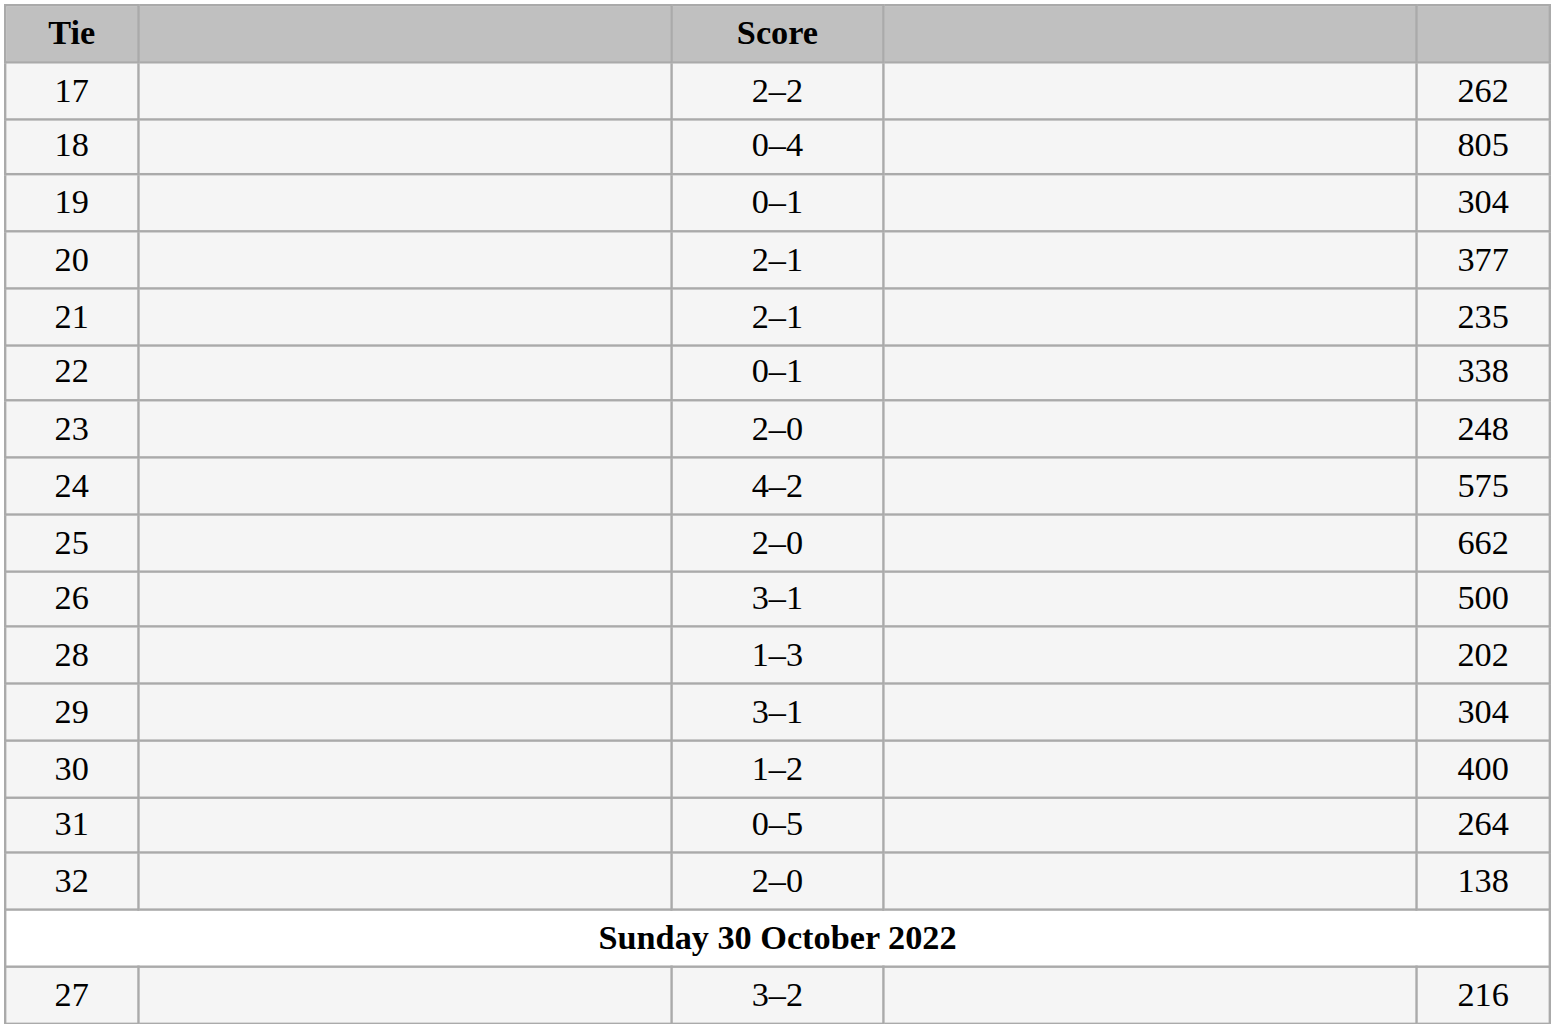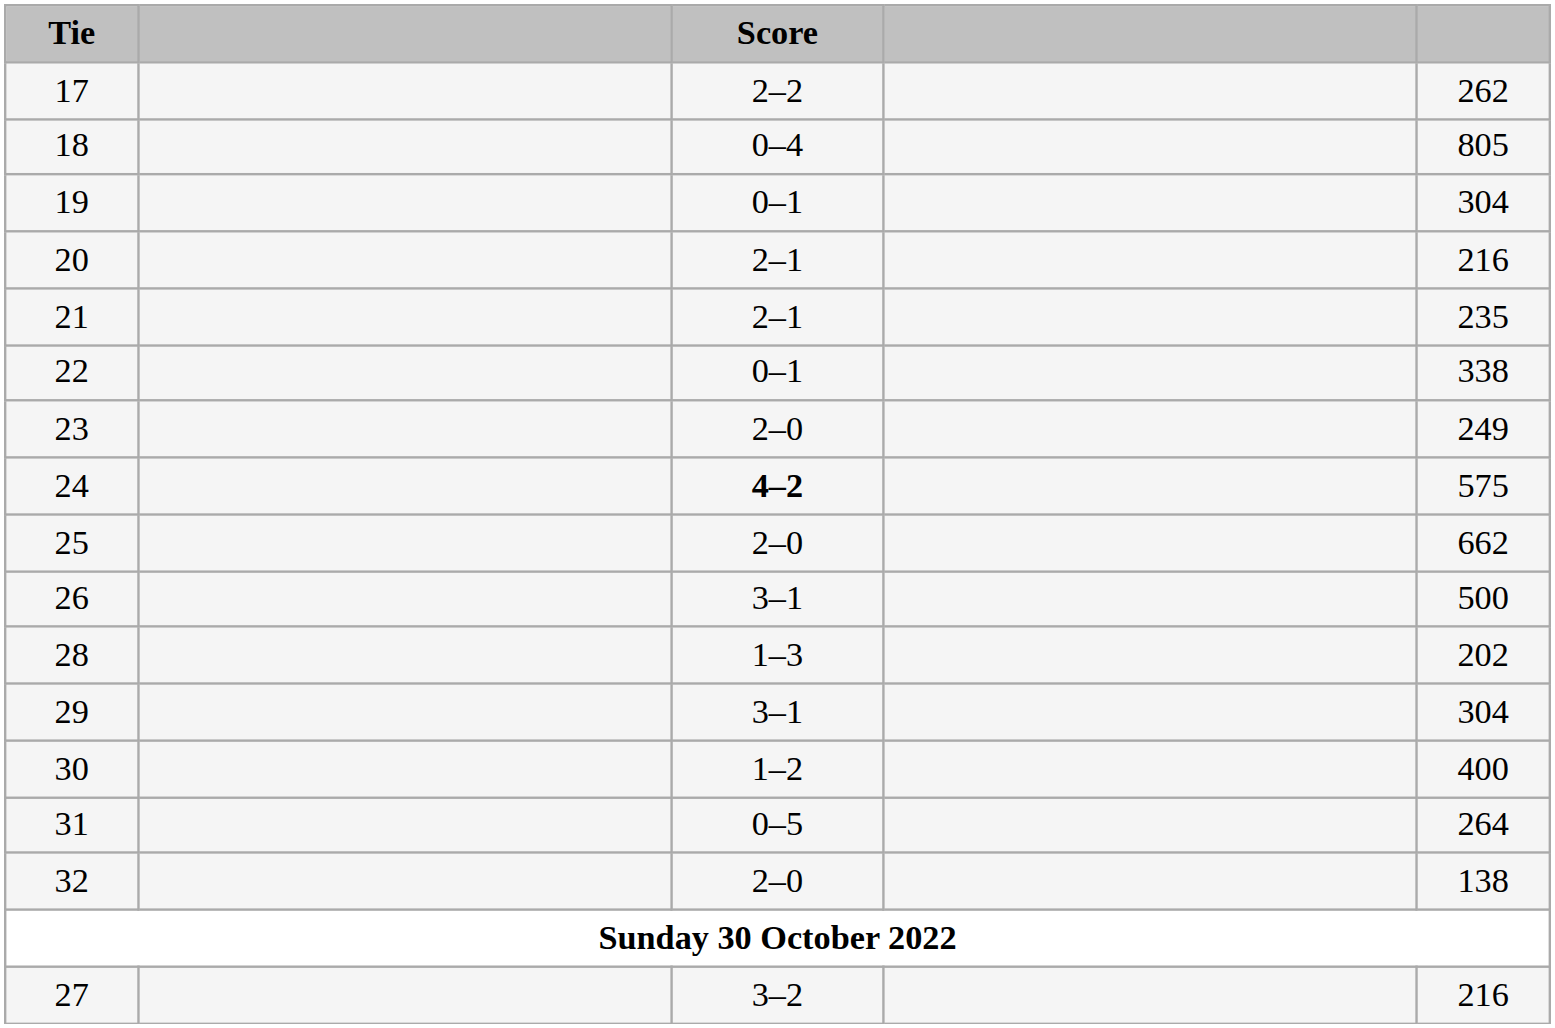(1483, 259) 377 -> (1483, 259) 216
(1483, 428) 248 -> (1483, 428) 249
(777, 485) normal -> (777, 485) bold
